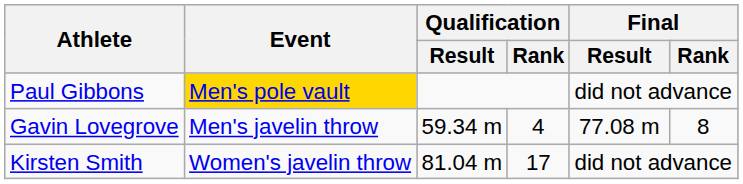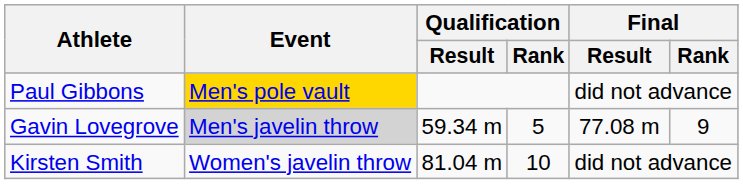(284, 127) no background -> (284, 127) lightgrey background
(538, 127) 4 -> (538, 127) 5
(703, 127) 8 -> (703, 127) 9
(538, 162) 17 -> (538, 162) 10
